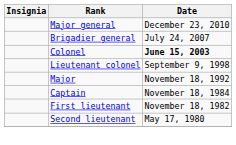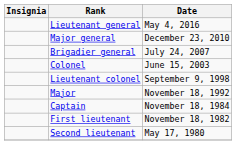+ row: (95, 25)
(177, 52) bold -> (177, 65) normal
